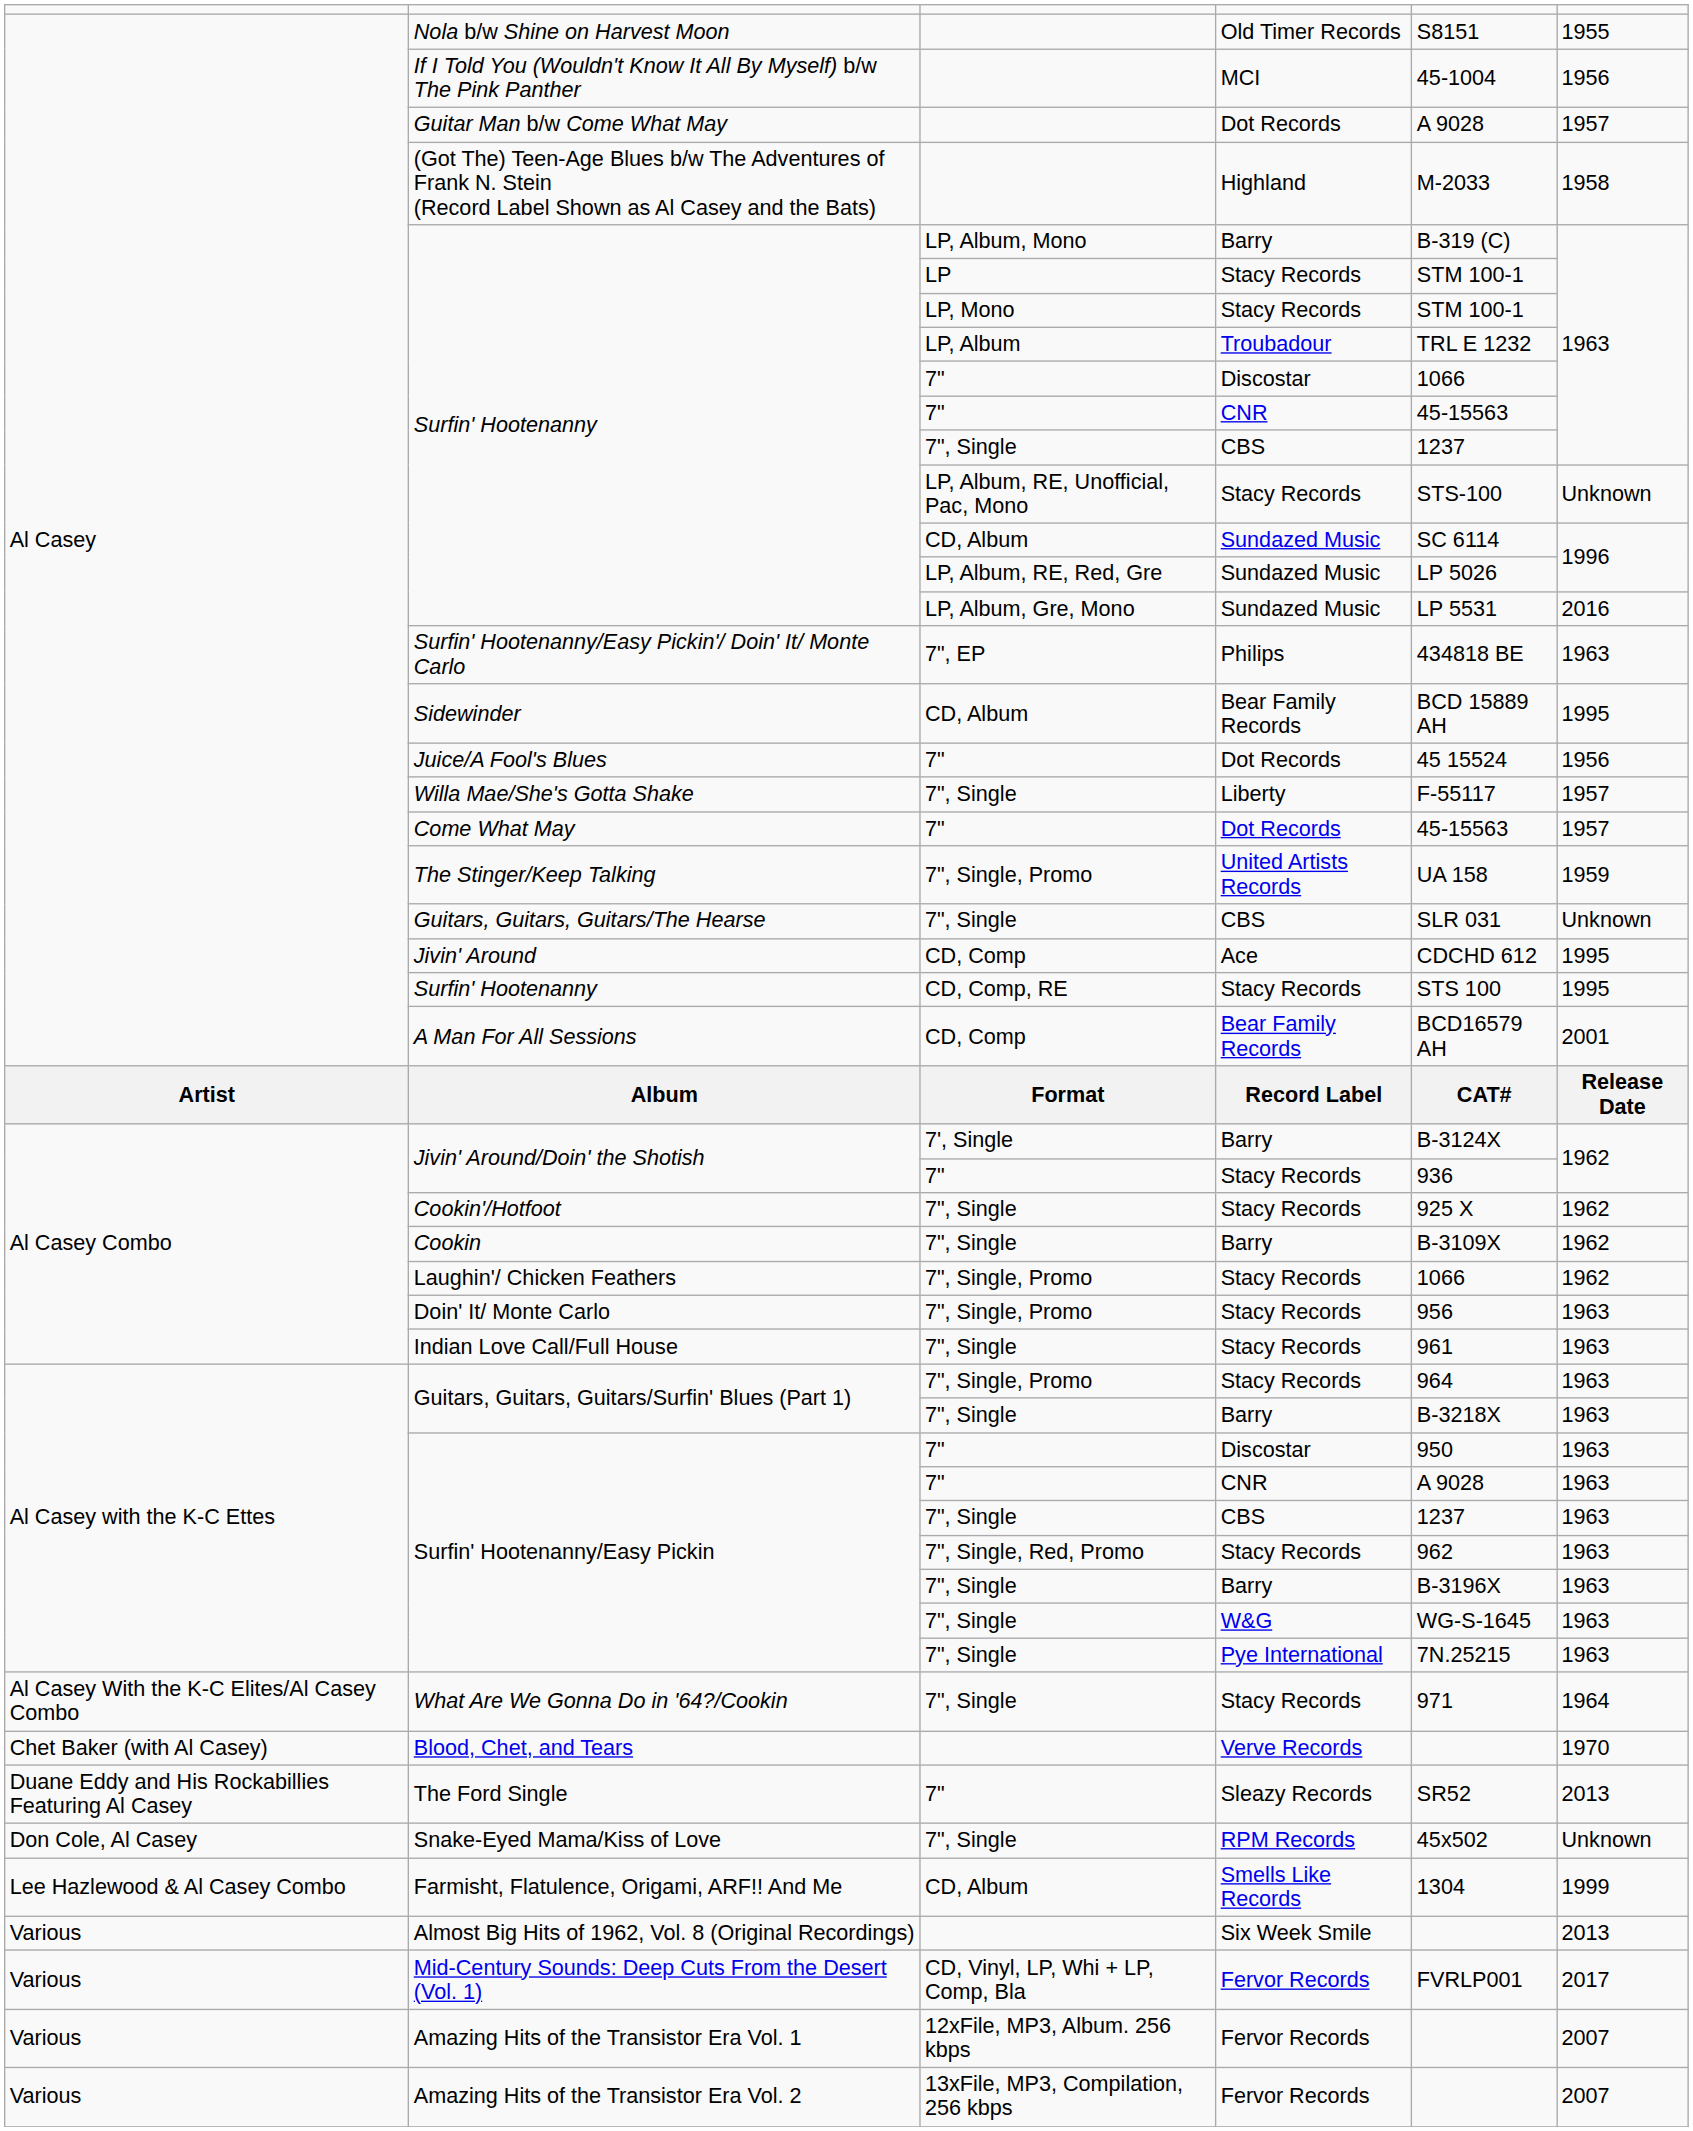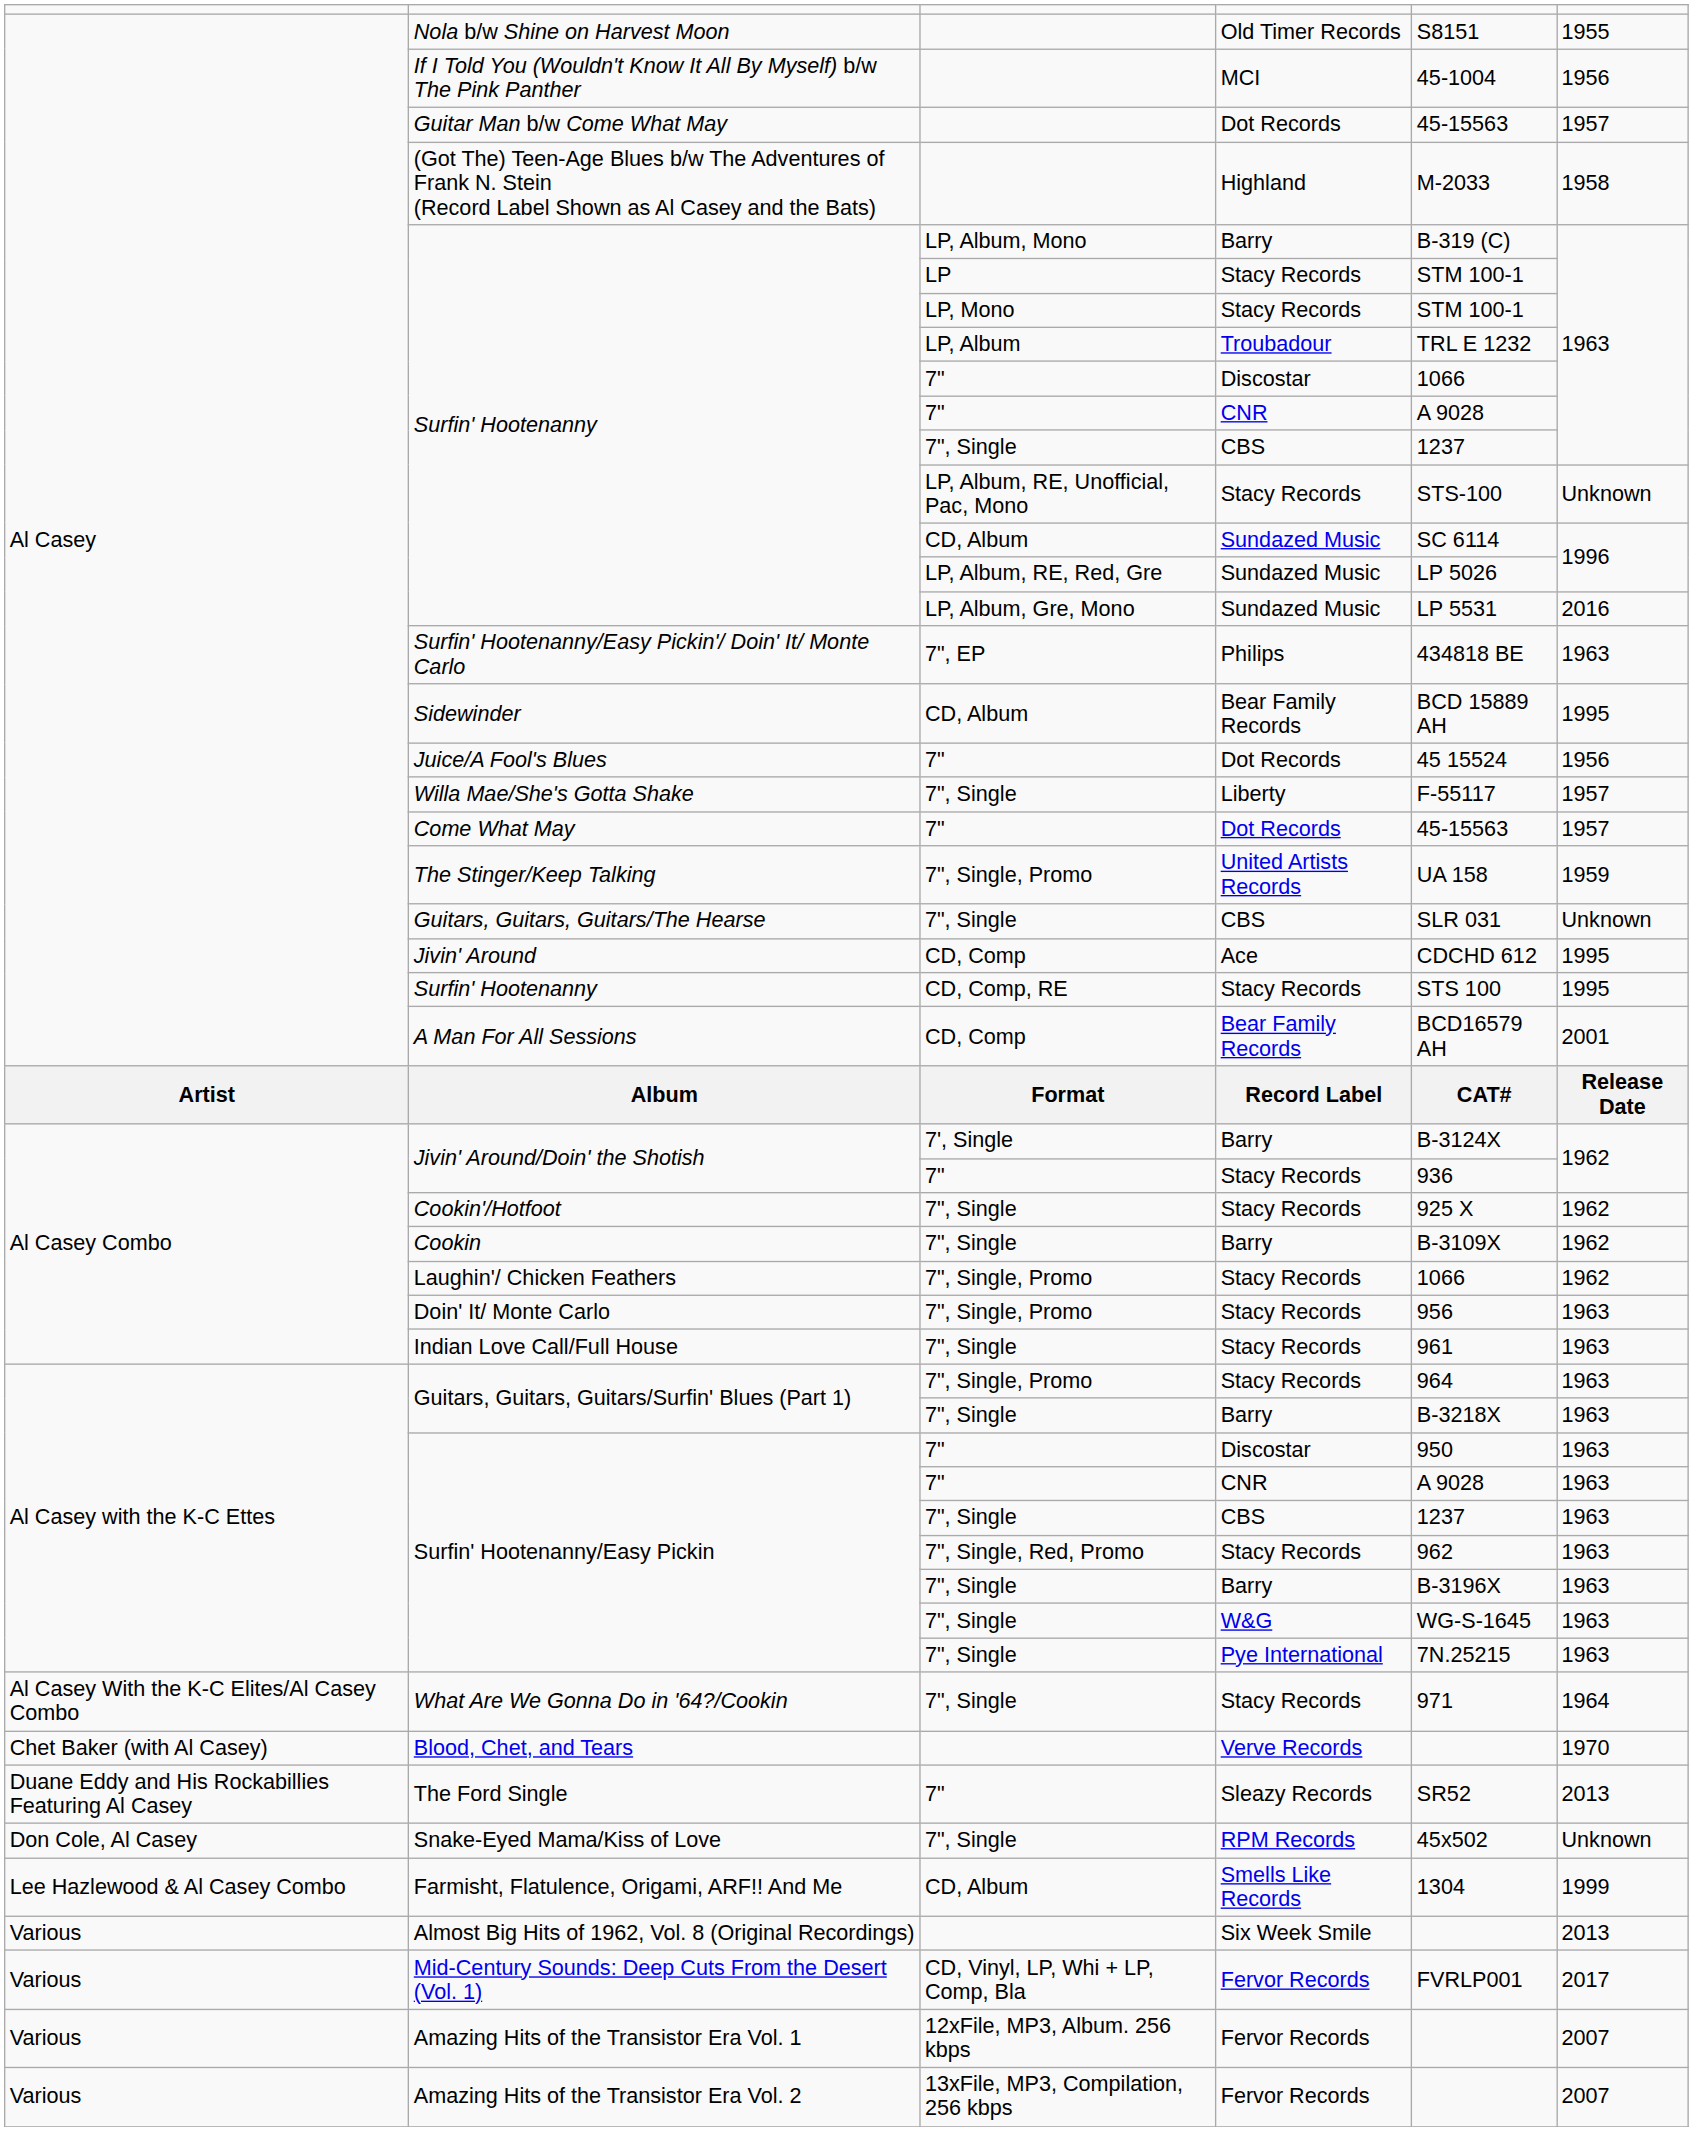(1450, 124) A 9028 -> (1463, 124) 45-15563
(1463, 412) 45-15563 -> (1450, 412) A 9028
